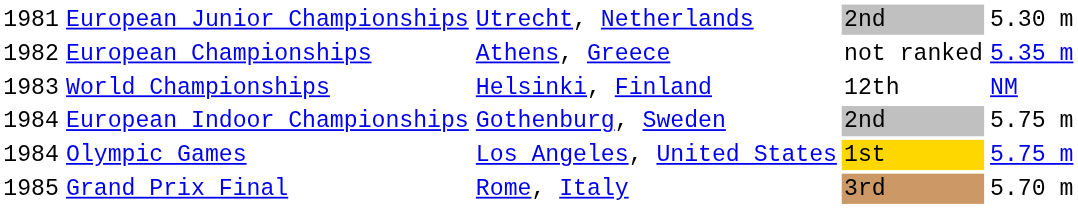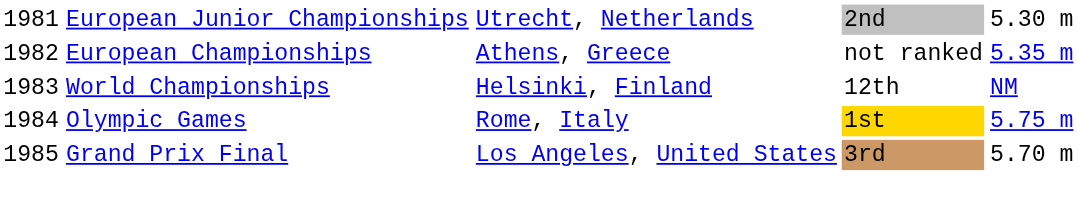- row: (267, 121)
(656, 155) Los Angeles, United States -> (552, 121) Rome, Italy
(552, 189) Rome, Italy -> (656, 155) Los Angeles, United States
